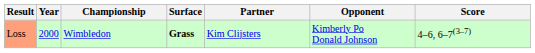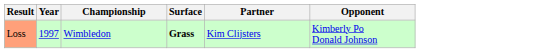- column: (473, 12)
(49, 34) 2000 -> (49, 34) 1997
